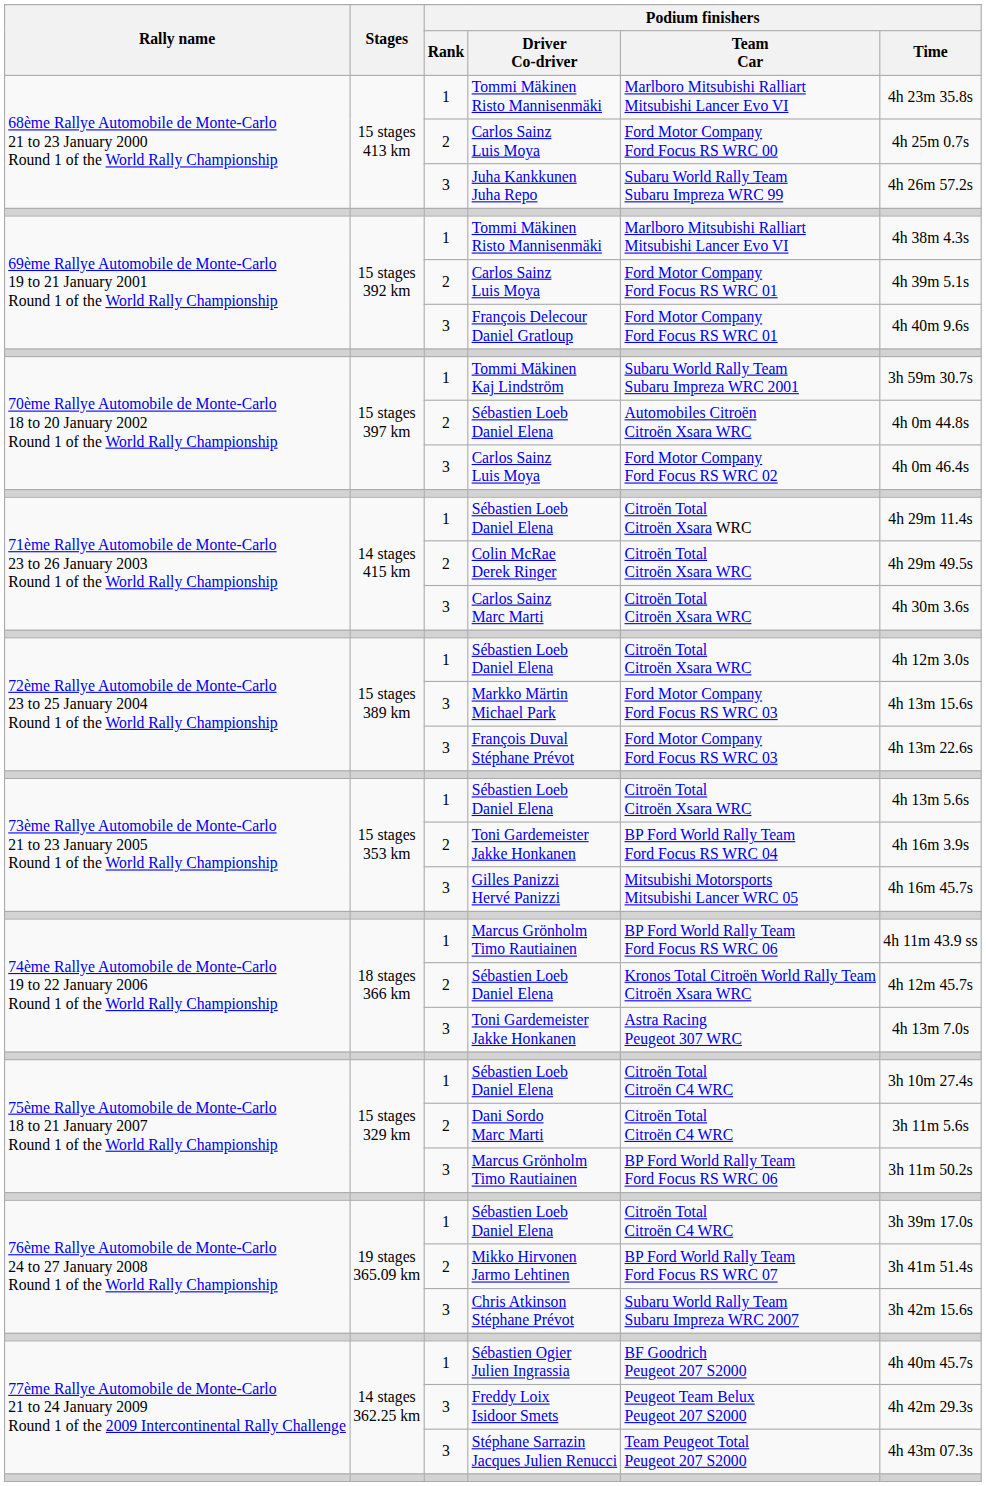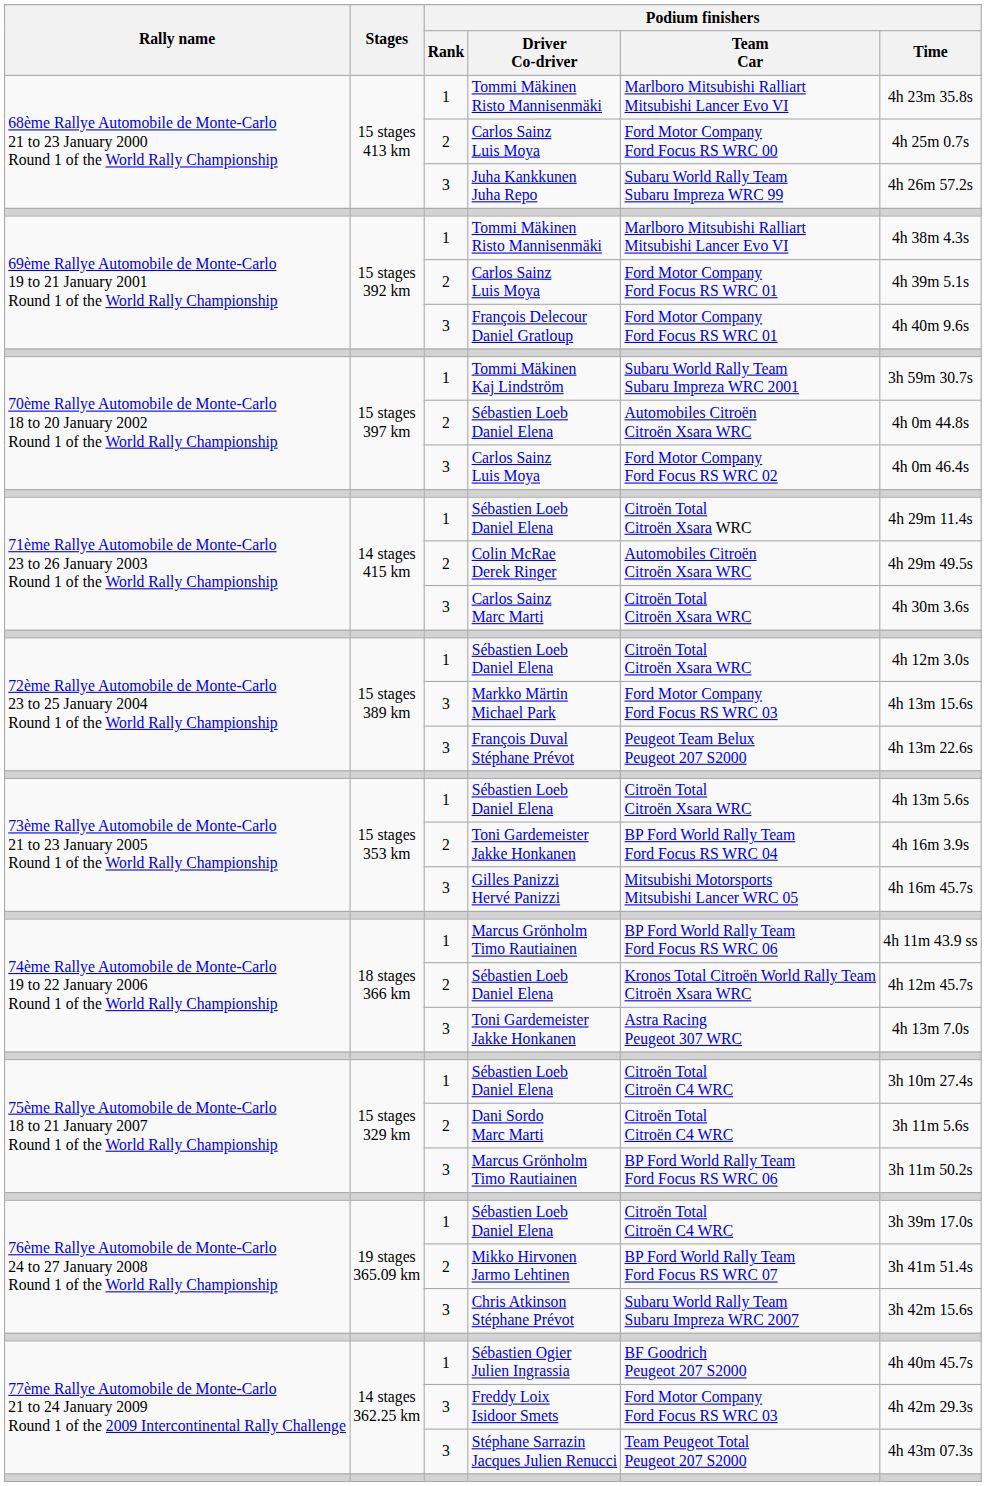(688, 563) Citroën Total Citroën Xsara WRC -> (691, 563) Automobiles Citroën Citroën Xsara WRC
(701, 748) Ford Motor Company Ford Focus RS WRC 03 -> (690, 748) Peugeot Team Belux Peugeot 207 S2000
(690, 1407) Peugeot Team Belux Peugeot 207 S2000 -> (701, 1407) Ford Motor Company Ford Focus RS WRC 03
